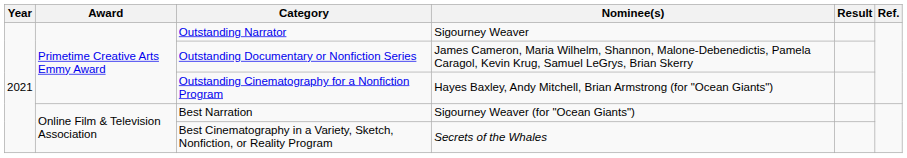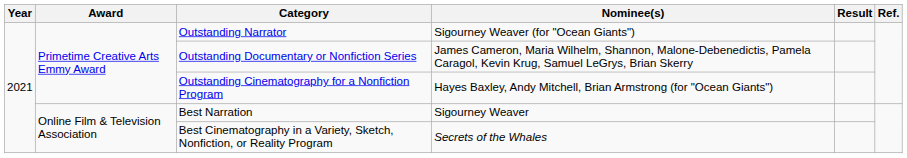(482, 31) Sigourney Weaver -> (535, 31) Sigourney Weaver (for "Ocean Giants")
(535, 112) Sigourney Weaver (for "Ocean Giants") -> (482, 112) Sigourney Weaver
